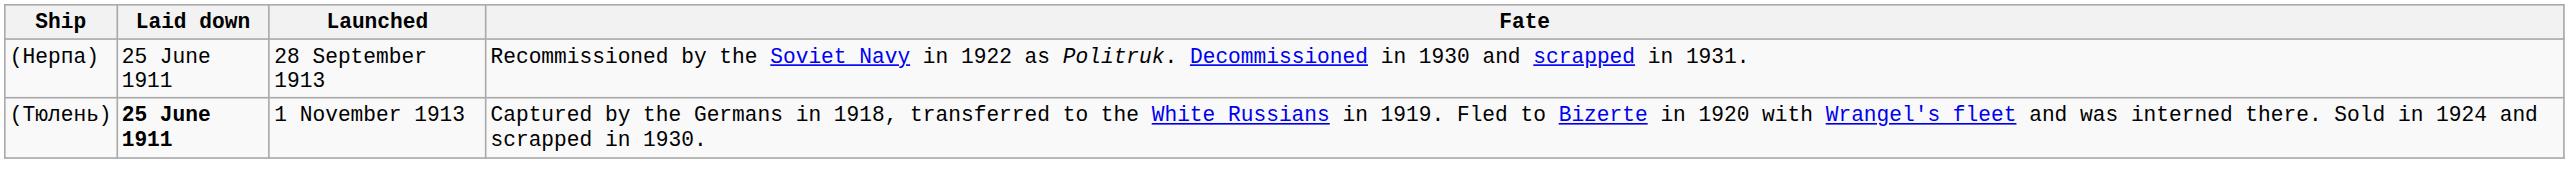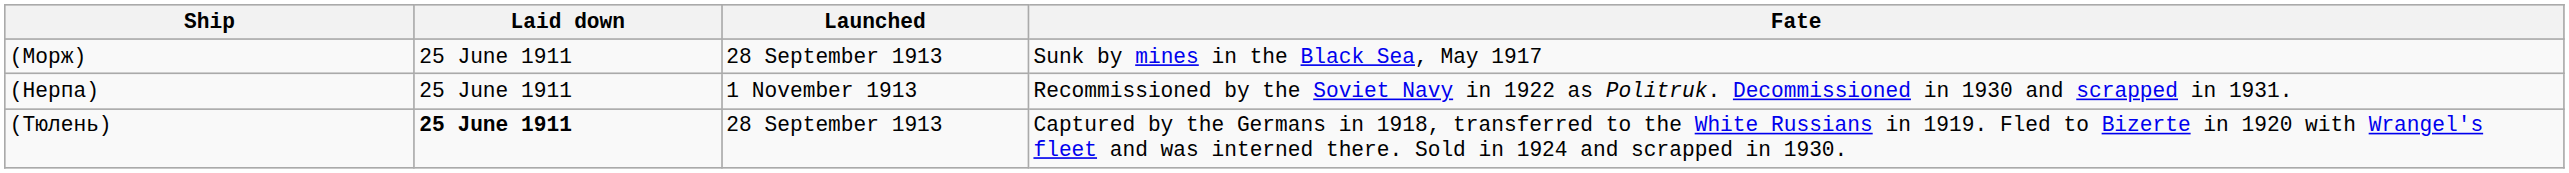+ row: (48, 57)
(351, 69) 28 September 1913 -> (822, 91) 1 November 1913
(370, 116) 1 November 1913 -> (834, 126) 28 September 1913
